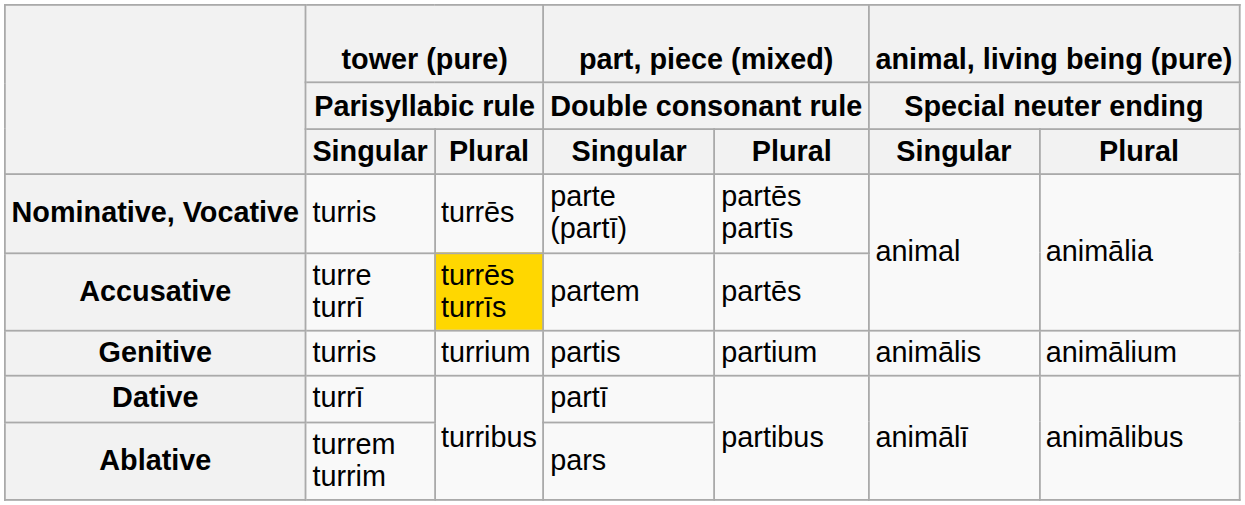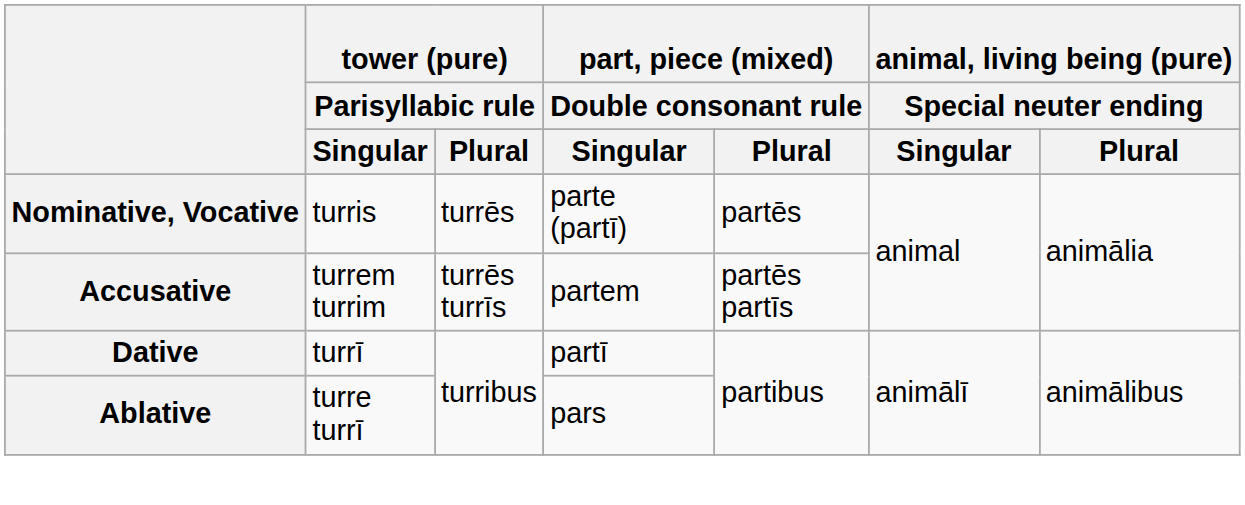(761, 212) partēs partīs -> (761, 212) partēs
(342, 291) turre turrī -> (354, 291) turrem turrim
(478, 291) gold background -> (478, 291) no background
(761, 291) partēs -> (761, 291) partēs partīs
- row: (155, 352)
(354, 460) turrem turrim -> (342, 414) turre turrī
